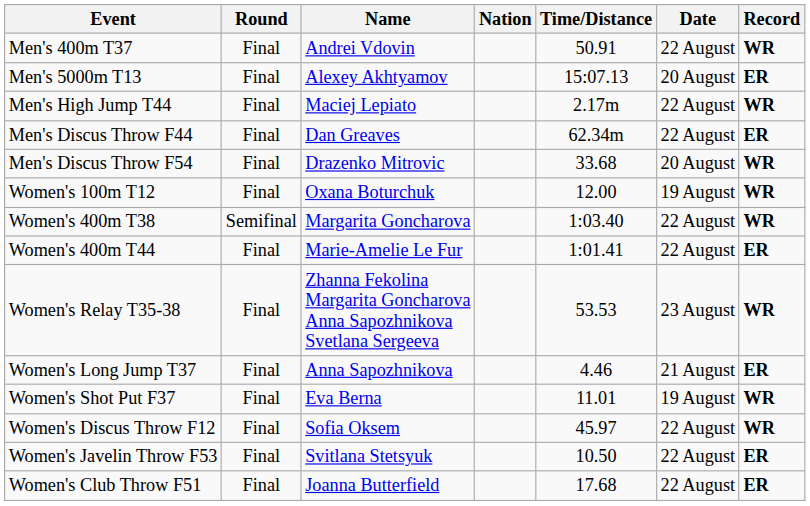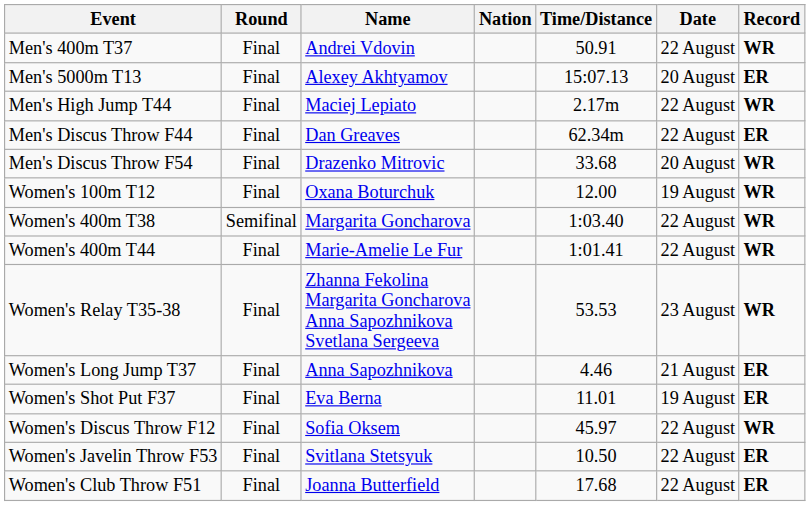(756, 250) ER -> (759, 250) WR
(759, 398) WR -> (756, 398) ER
